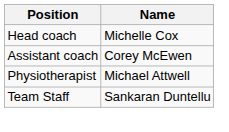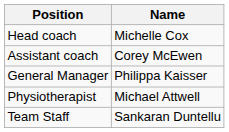+ row: (58, 76)
